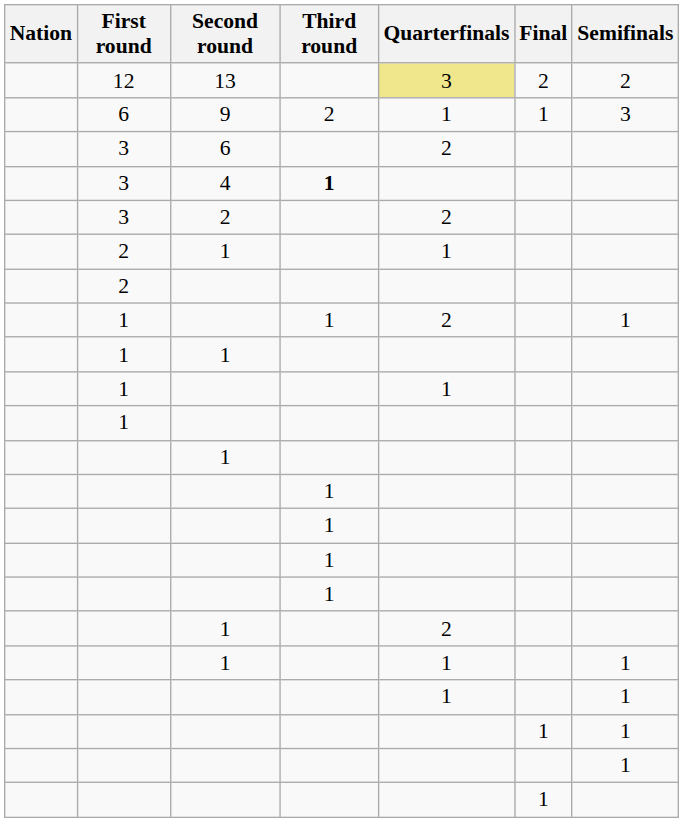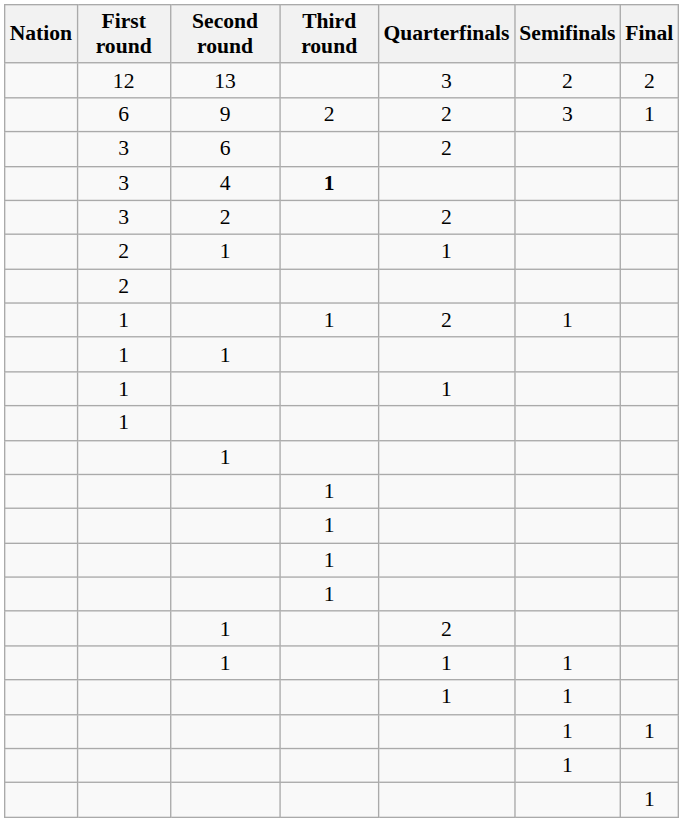columns swapped: (625, 33) <-> (543, 33)
(446, 80) khaki background -> (446, 80) no background
(446, 114) 1 -> (446, 114) 2
